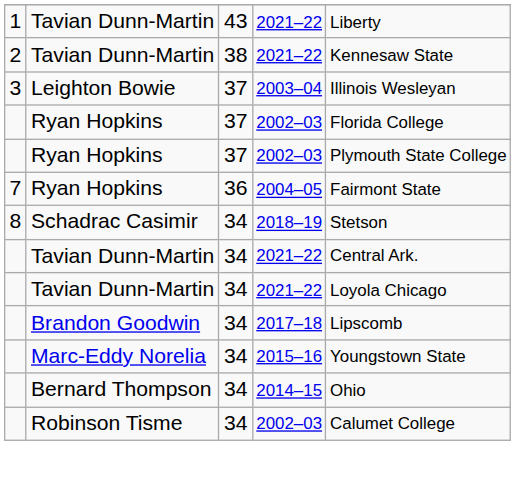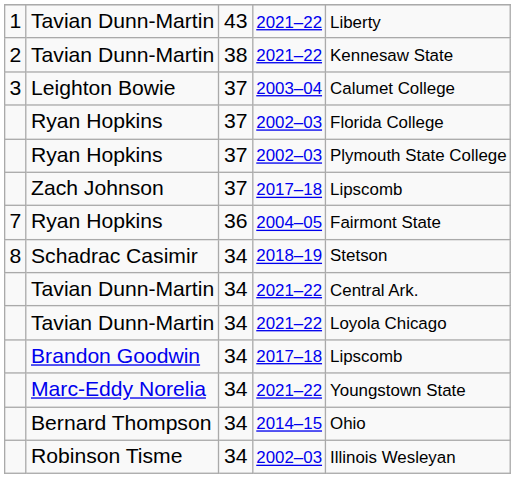(393, 88) Illinois Wesleyan -> (393, 88) Calumet College
+ row: (15, 189)
(289, 356) 2015–16 -> (289, 390) 2021–22
(393, 423) Calumet College -> (393, 457) Illinois Wesleyan
